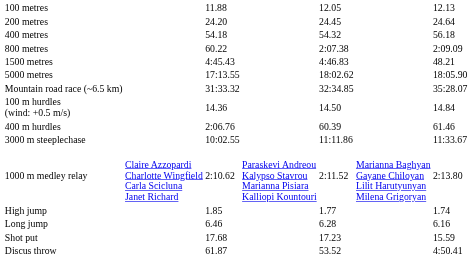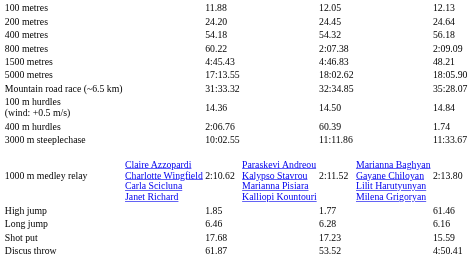(444, 126) 61.46 -> (441, 126) 1.74
(441, 211) 1.74 -> (444, 211) 61.46
